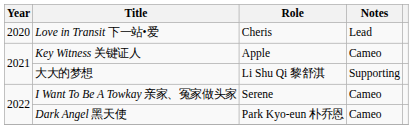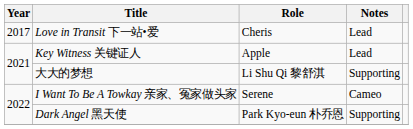(19, 32) 2020 -> (19, 32) 2017
(365, 53) Cameo -> (360, 53) Lead
(365, 114) Cameo -> (375, 114) Supporting
